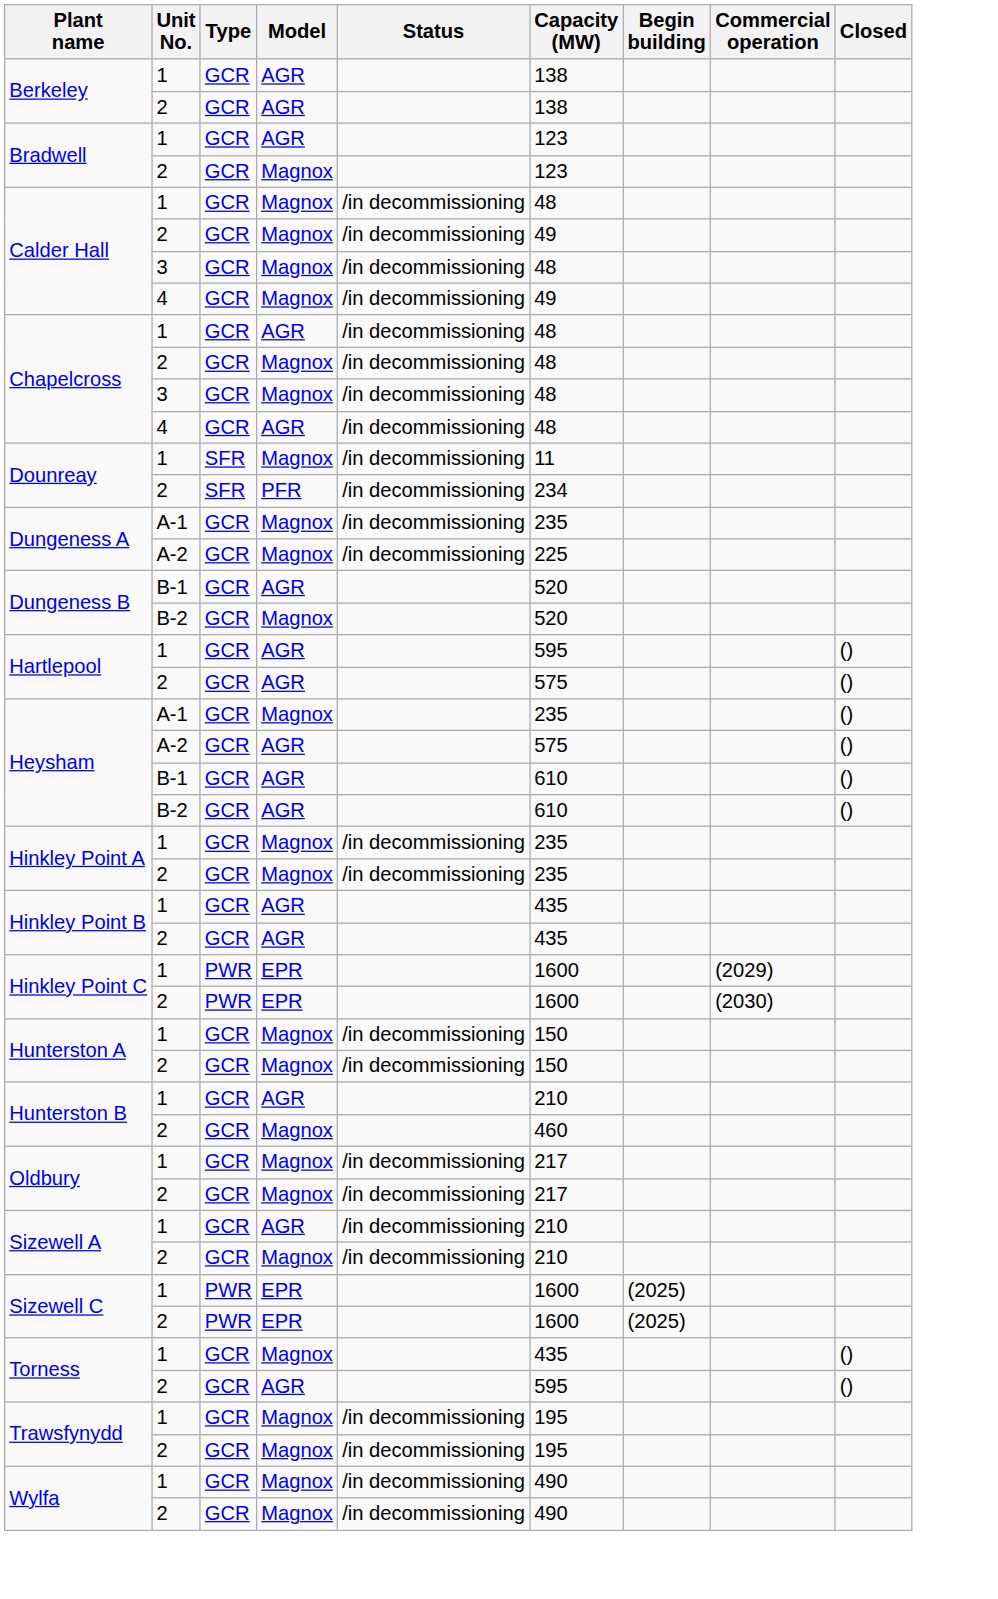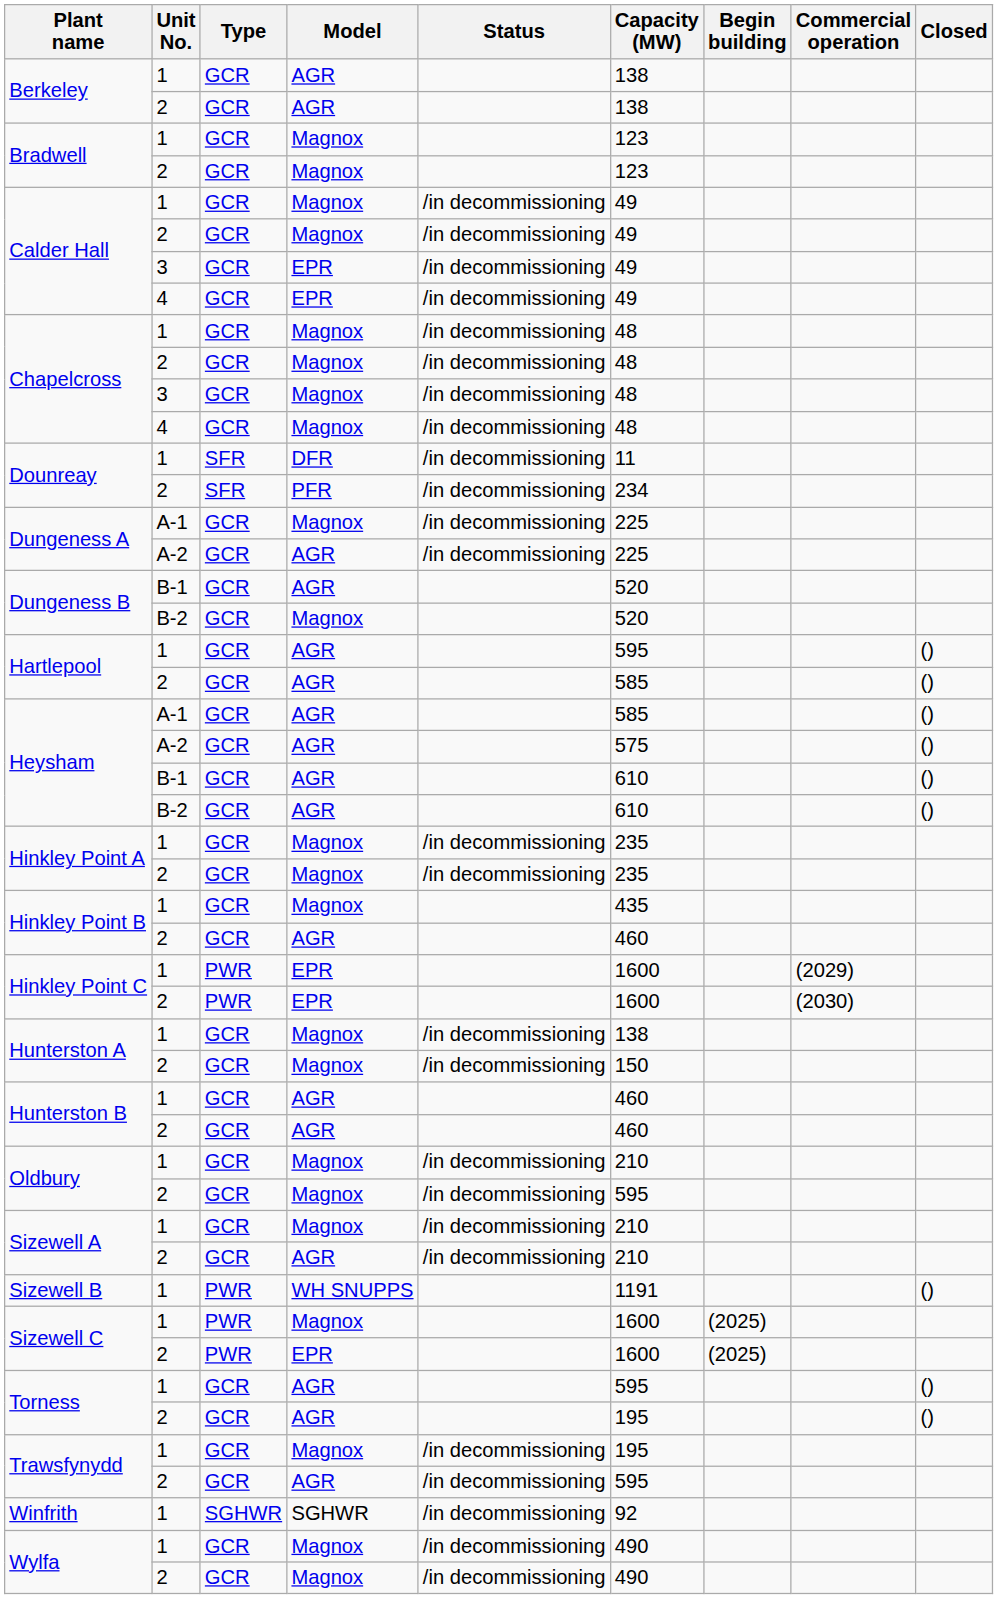(283, 139) AGR -> (327, 139) Magnox
(545, 203) 48 -> (626, 203) 49
(297, 266) Magnox -> (312, 266) EPR
(545, 266) 48 -> (626, 266) 49
(297, 298) Magnox -> (312, 298) EPR
(283, 330) AGR -> (327, 330) Magnox
(283, 426) AGR -> (327, 426) Magnox
(297, 458) Magnox -> (312, 458) DFR
(551, 522) 235 -> (632, 522) 225
(297, 554) Magnox -> (313, 554) AGR
(551, 682) 575 -> (632, 682) 585
(297, 714) Magnox -> (313, 714) AGR
(551, 714) 235 -> (632, 714) 585
(283, 906) AGR -> (327, 906) Magnox
(551, 938) 435 -> (632, 938) 460
(551, 1034) 150 -> (632, 1034) 138
(551, 1098) 210 -> (632, 1098) 460
(297, 1130) Magnox -> (313, 1130) AGR
(551, 1162) 217 -> (632, 1162) 210
(551, 1194) 217 -> (632, 1194) 595
(283, 1226) AGR -> (327, 1226) Magnox
(297, 1258) Magnox -> (313, 1258) AGR
+ row: (56, 1290)
(282, 1290) EPR -> (327, 1322) Magnox
(297, 1354) Magnox -> (313, 1386) AGR
(551, 1354) 435 -> (632, 1386) 595
(551, 1386) 595 -> (632, 1417) 195
(297, 1449) Magnox -> (313, 1481) AGR
(551, 1449) 195 -> (632, 1481) 595
+ row: (43, 1513)
